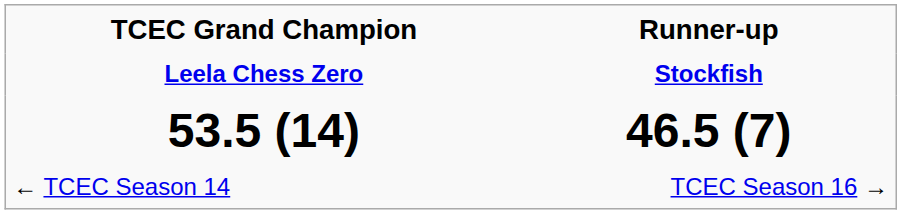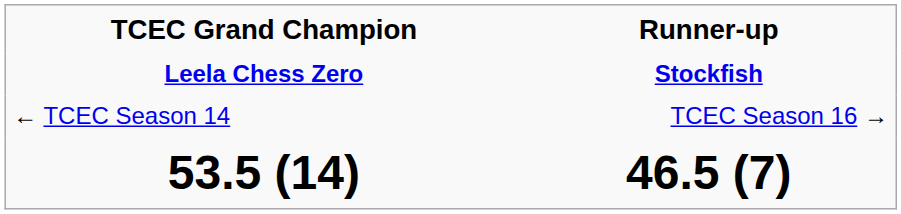rows swapped: (264, 130) <-> (122, 186)
